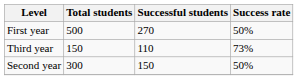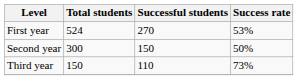(75, 30) 500 -> (75, 30) 524
(243, 30) 50% -> (243, 30) 53%
rows swapped: (34, 65) <-> (30, 48)
